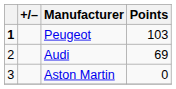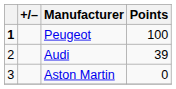(158, 35) 103 -> (158, 35) 100
(161, 55) 69 -> (161, 55) 39
